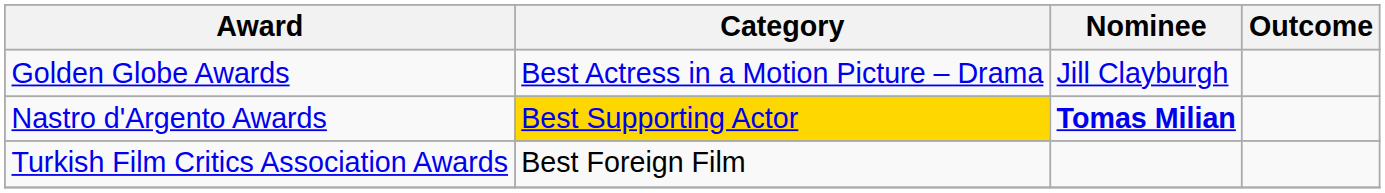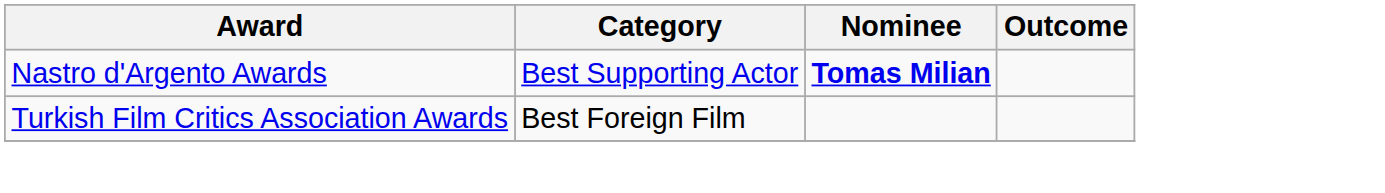- row: (151, 72)
(660, 118) gold background -> (660, 72) no background
